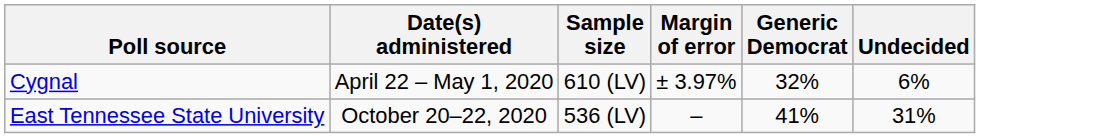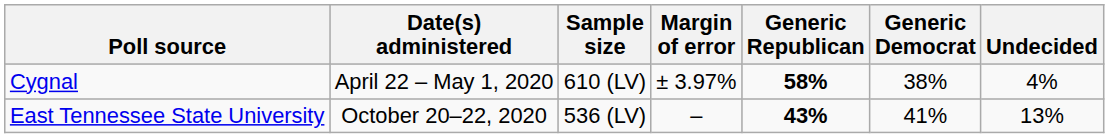+ column: (806, 35)
(797, 81) 32% -> (925, 81) 38%
(914, 81) 6% -> (1042, 81) 4%
(914, 116) 31% -> (1042, 116) 13%
